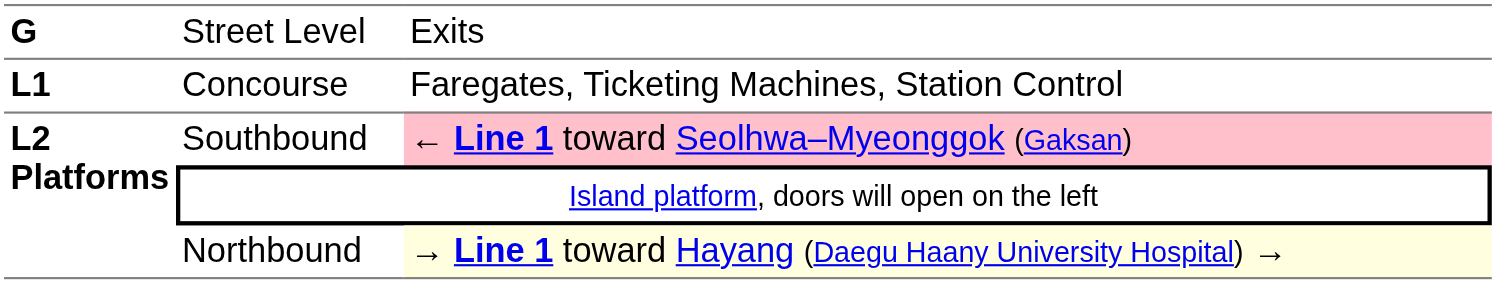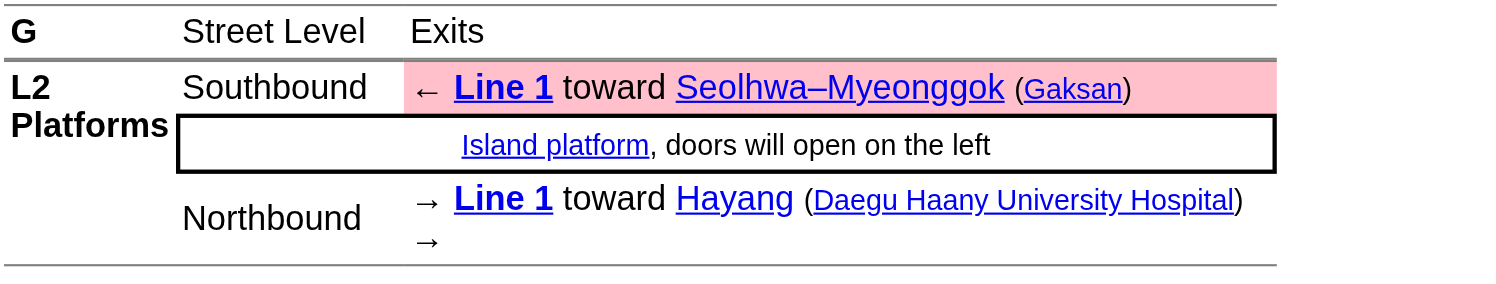- row: (265, 85)
(849, 250) lightyellow background -> (827, 218) no background
